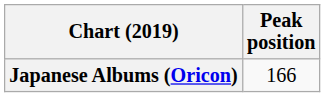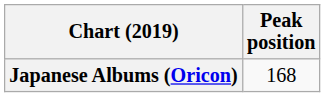(281, 75) 166 -> (281, 75) 168
